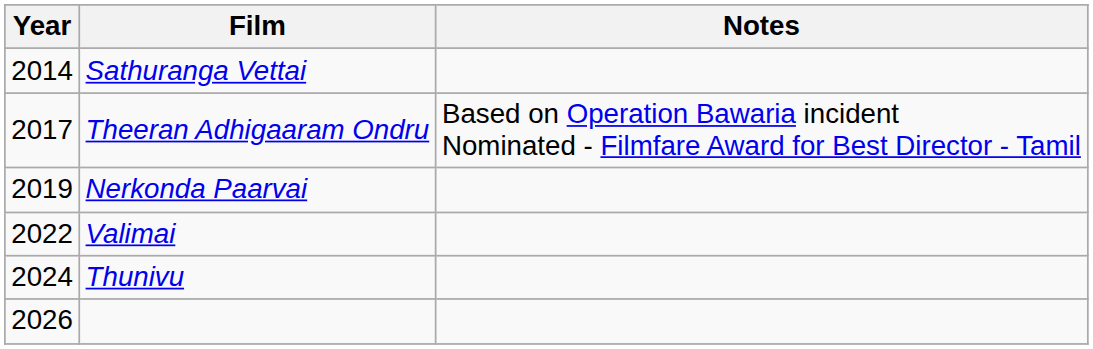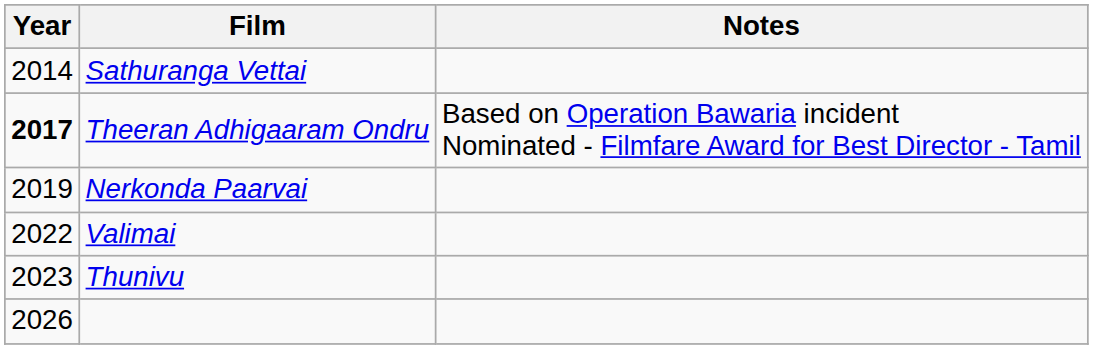(42, 129) normal -> (42, 129) bold
(42, 277) 2024 -> (42, 277) 2023
